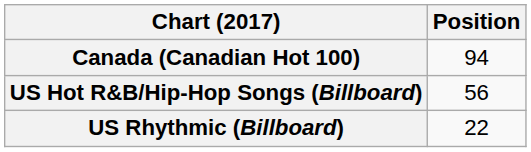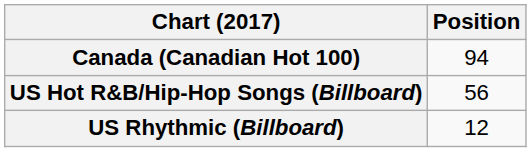(477, 127) 22 -> (477, 127) 12
